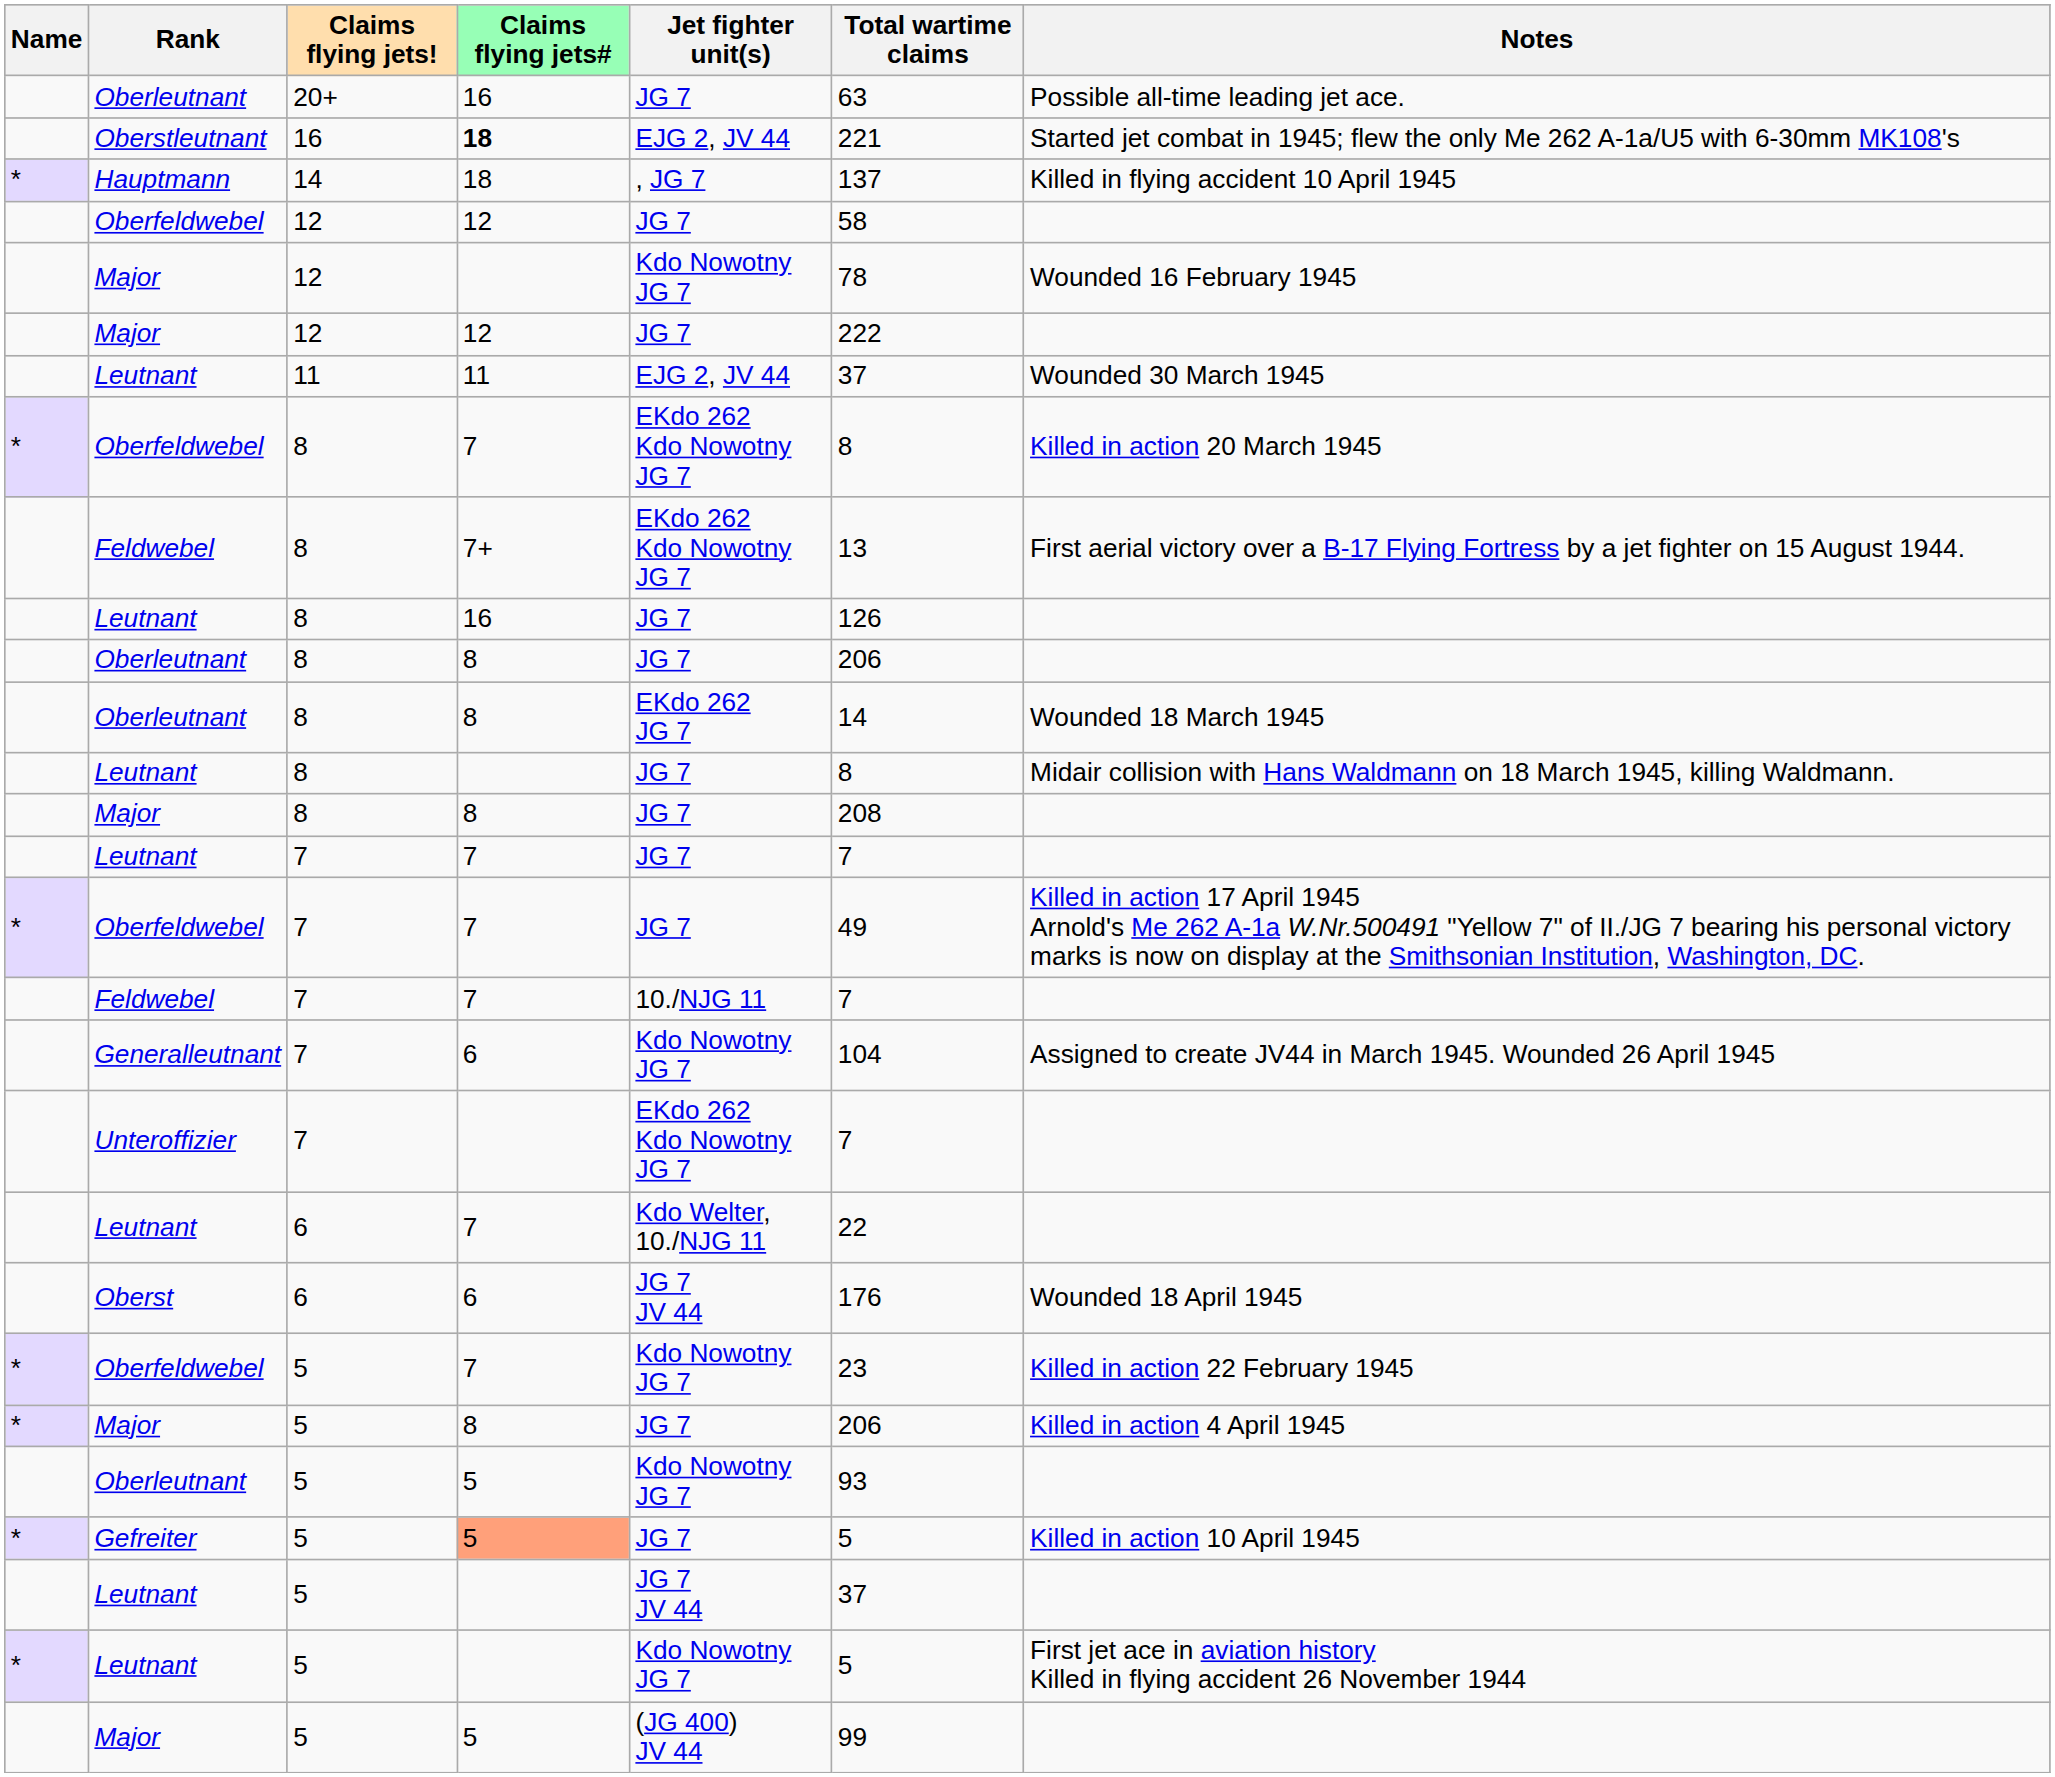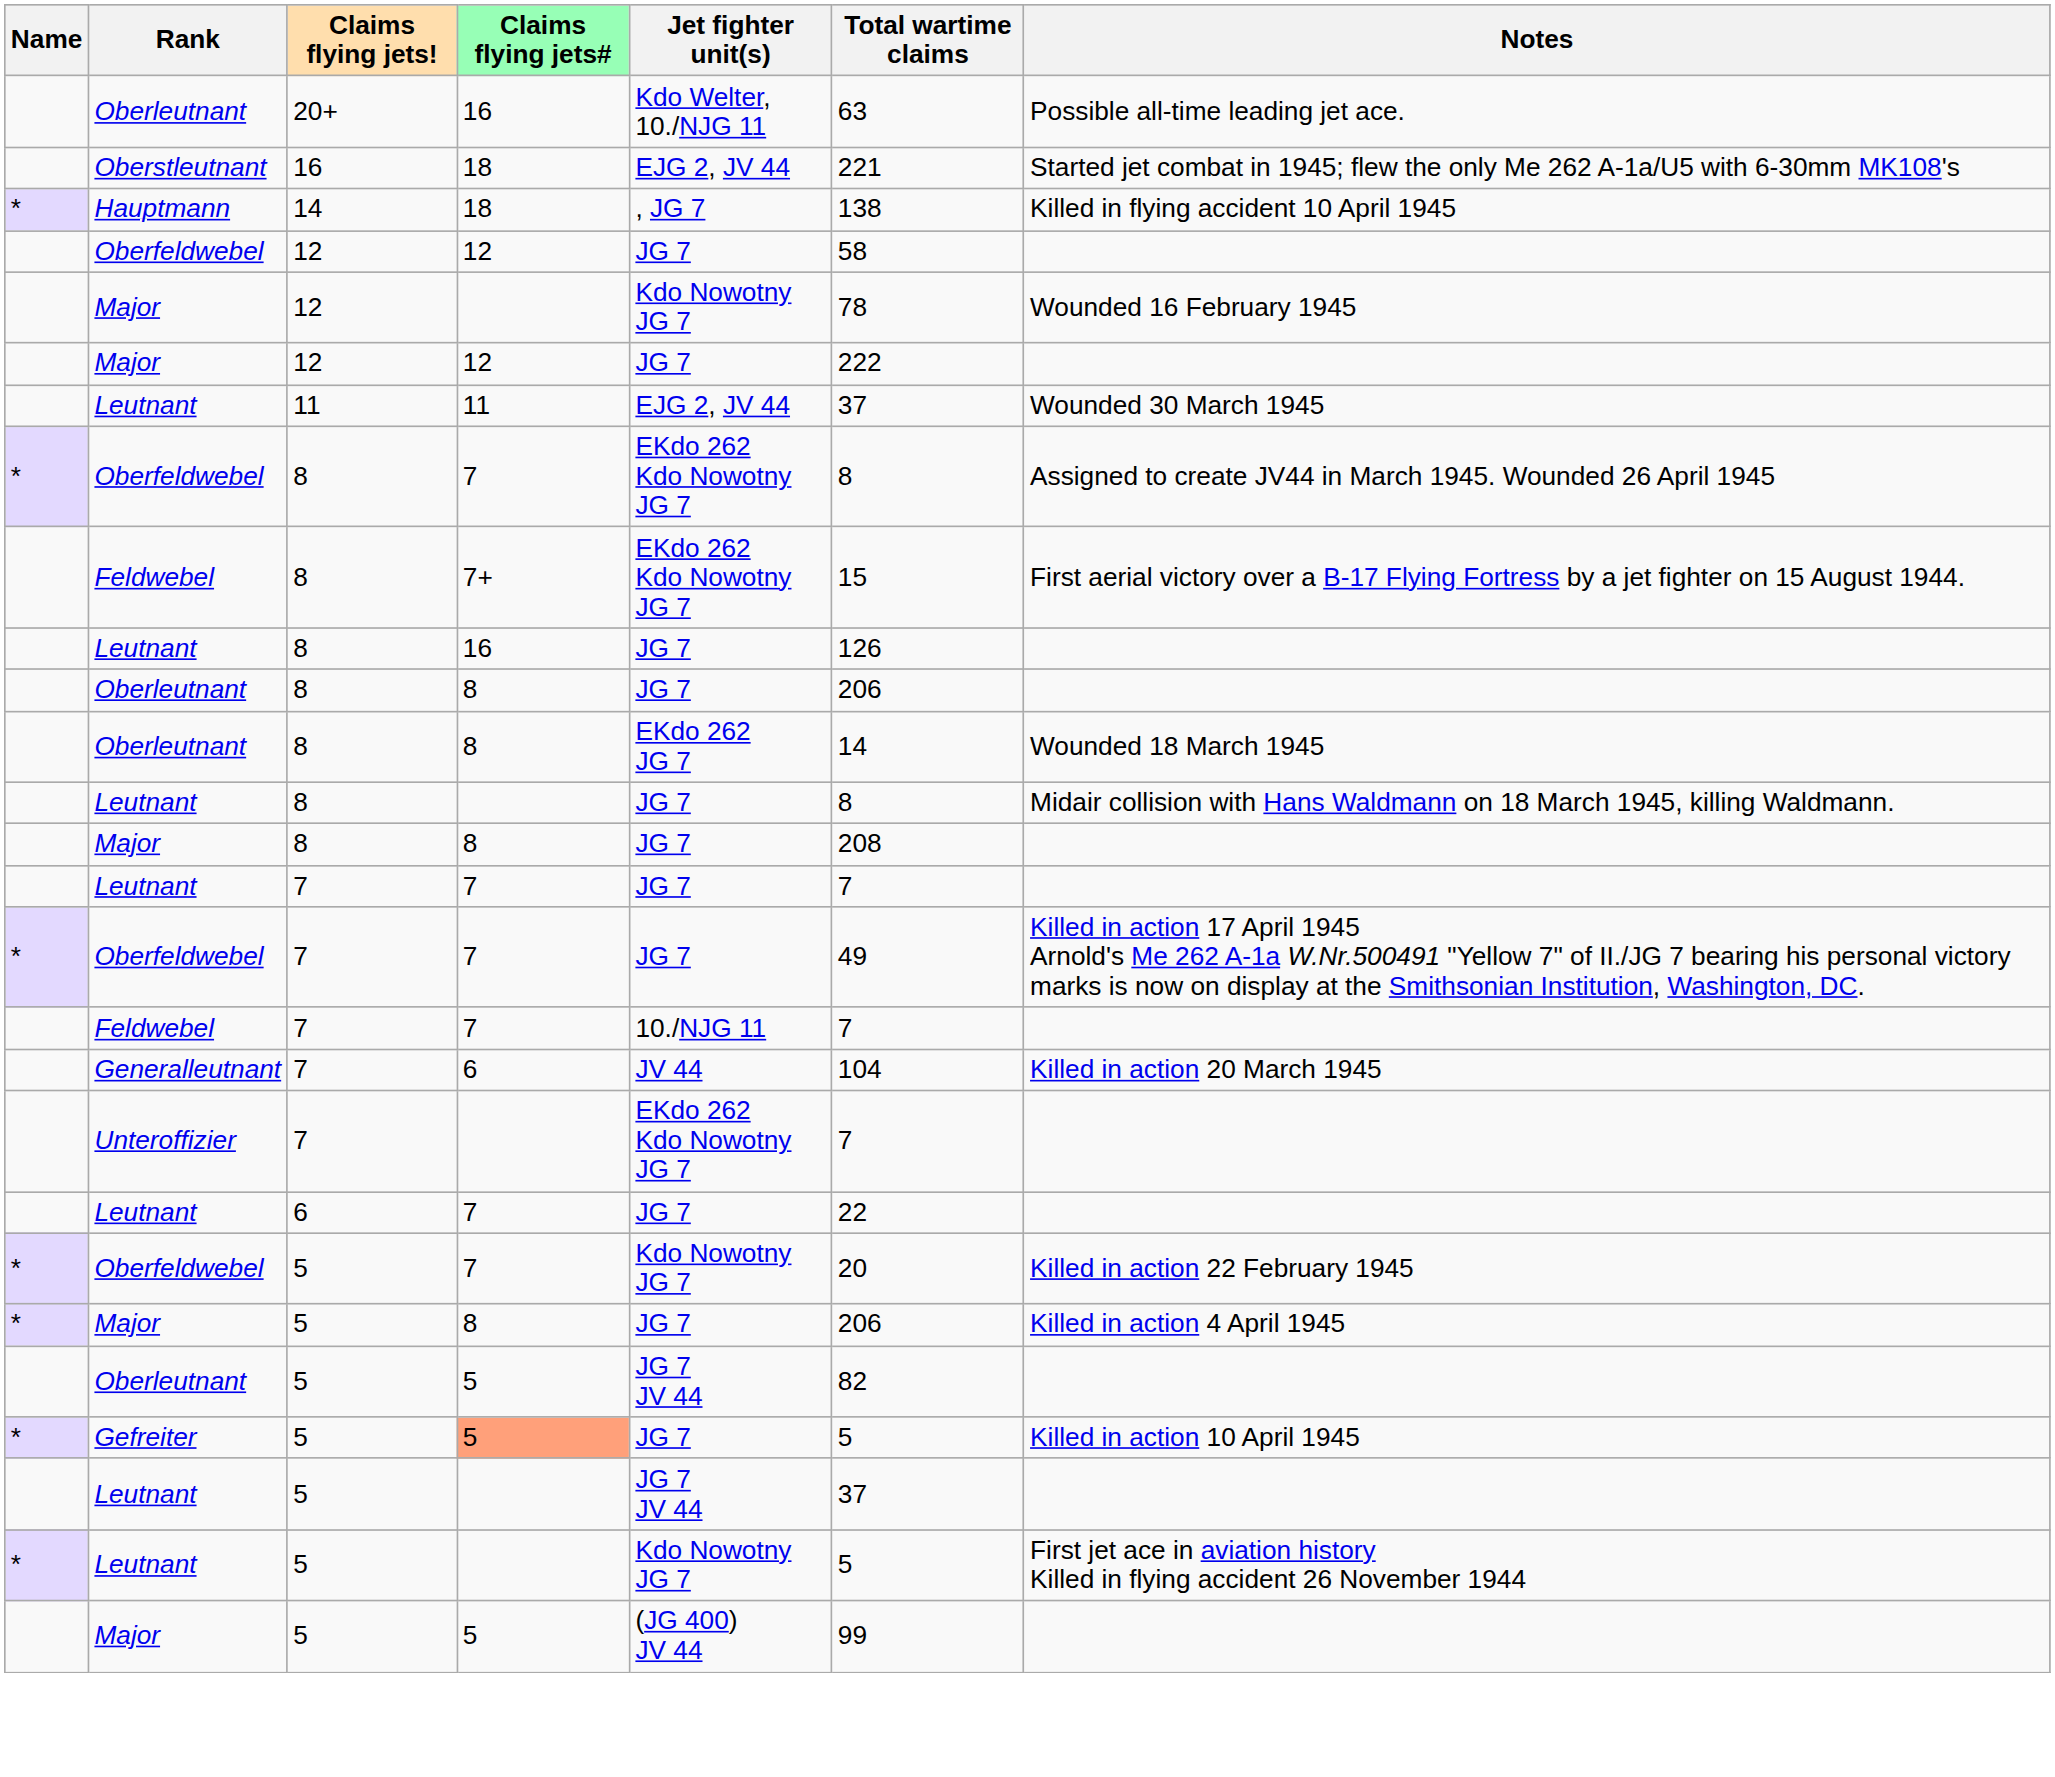(663, 96) JG 7 -> (703, 111) Kdo Welter, 10./NJG 11
(477, 138) bold -> (477, 167) normal
(860, 179) 137 -> (860, 209) 138
(1206, 446) Killed in action 20 March 1945 -> (1403, 476) Assigned to create JV44 in March 1945. Wounded 26 April 1945
(852, 547) 13 -> (852, 576) 15
(713, 1054) Kdo Nowotny JG 7 -> (669, 1069) JV 44
(1403, 1054) Assigned to create JV44 in March 1945. Wounded 26 April 1945 -> (1206, 1069) Killed in action 20 March 1945
(703, 1226) Kdo Welter, 10./NJG 11 -> (663, 1211) JG 7
- row: (134, 1297)
(852, 1368) 23 -> (852, 1268) 20
(713, 1481) Kdo Nowotny JG 7 -> (669, 1380) JG 7 JV 44
(852, 1481) 93 -> (852, 1380) 82
